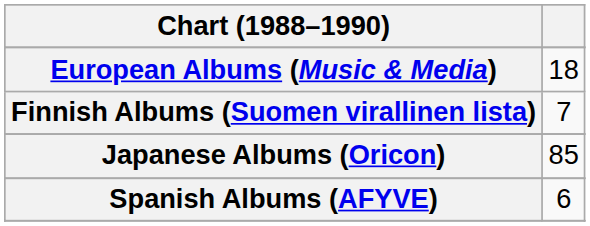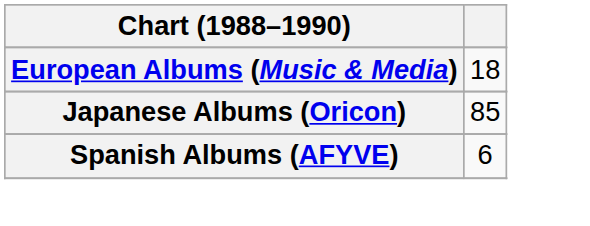- row: (274, 112)
